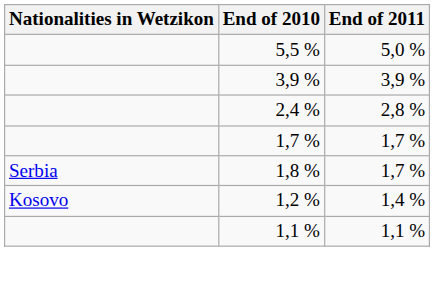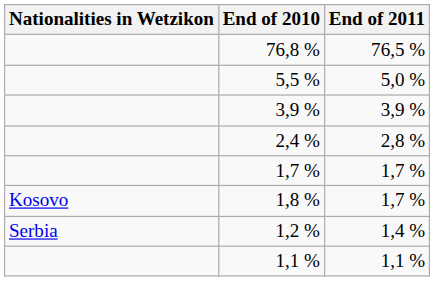+ row: (293, 49)
(33, 170) Serbia -> (39, 200) Kosovo
(39, 200) Kosovo -> (33, 230) Serbia
